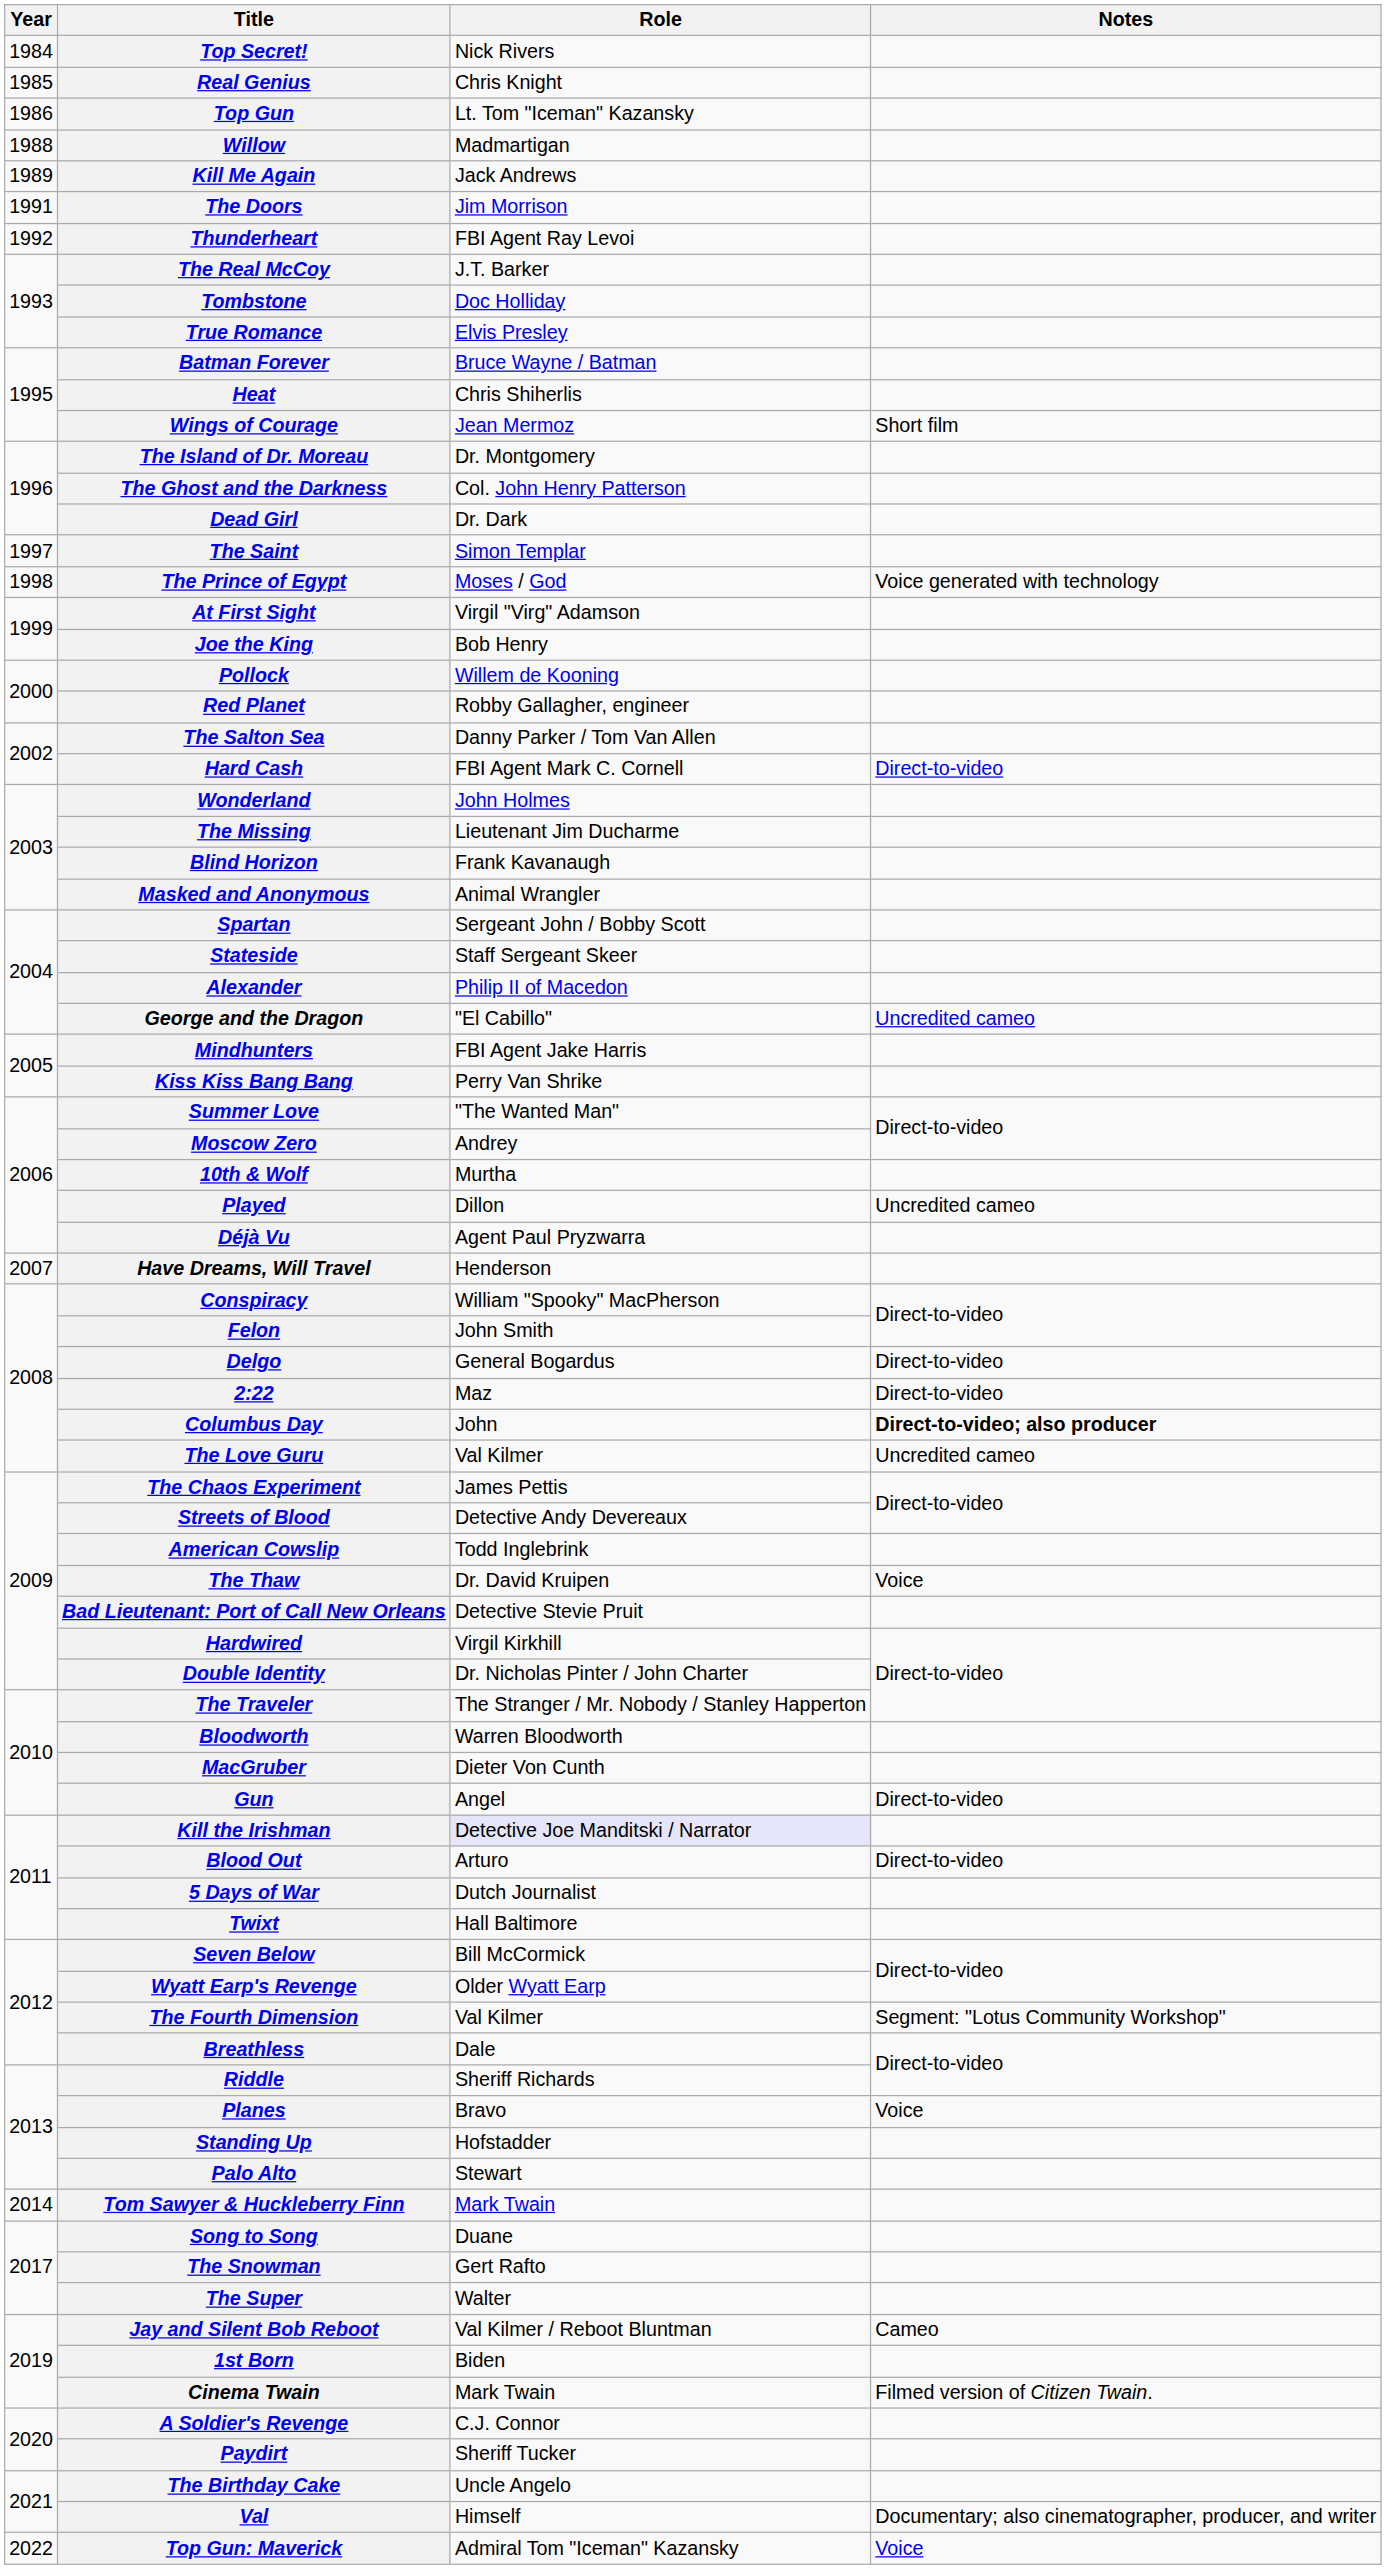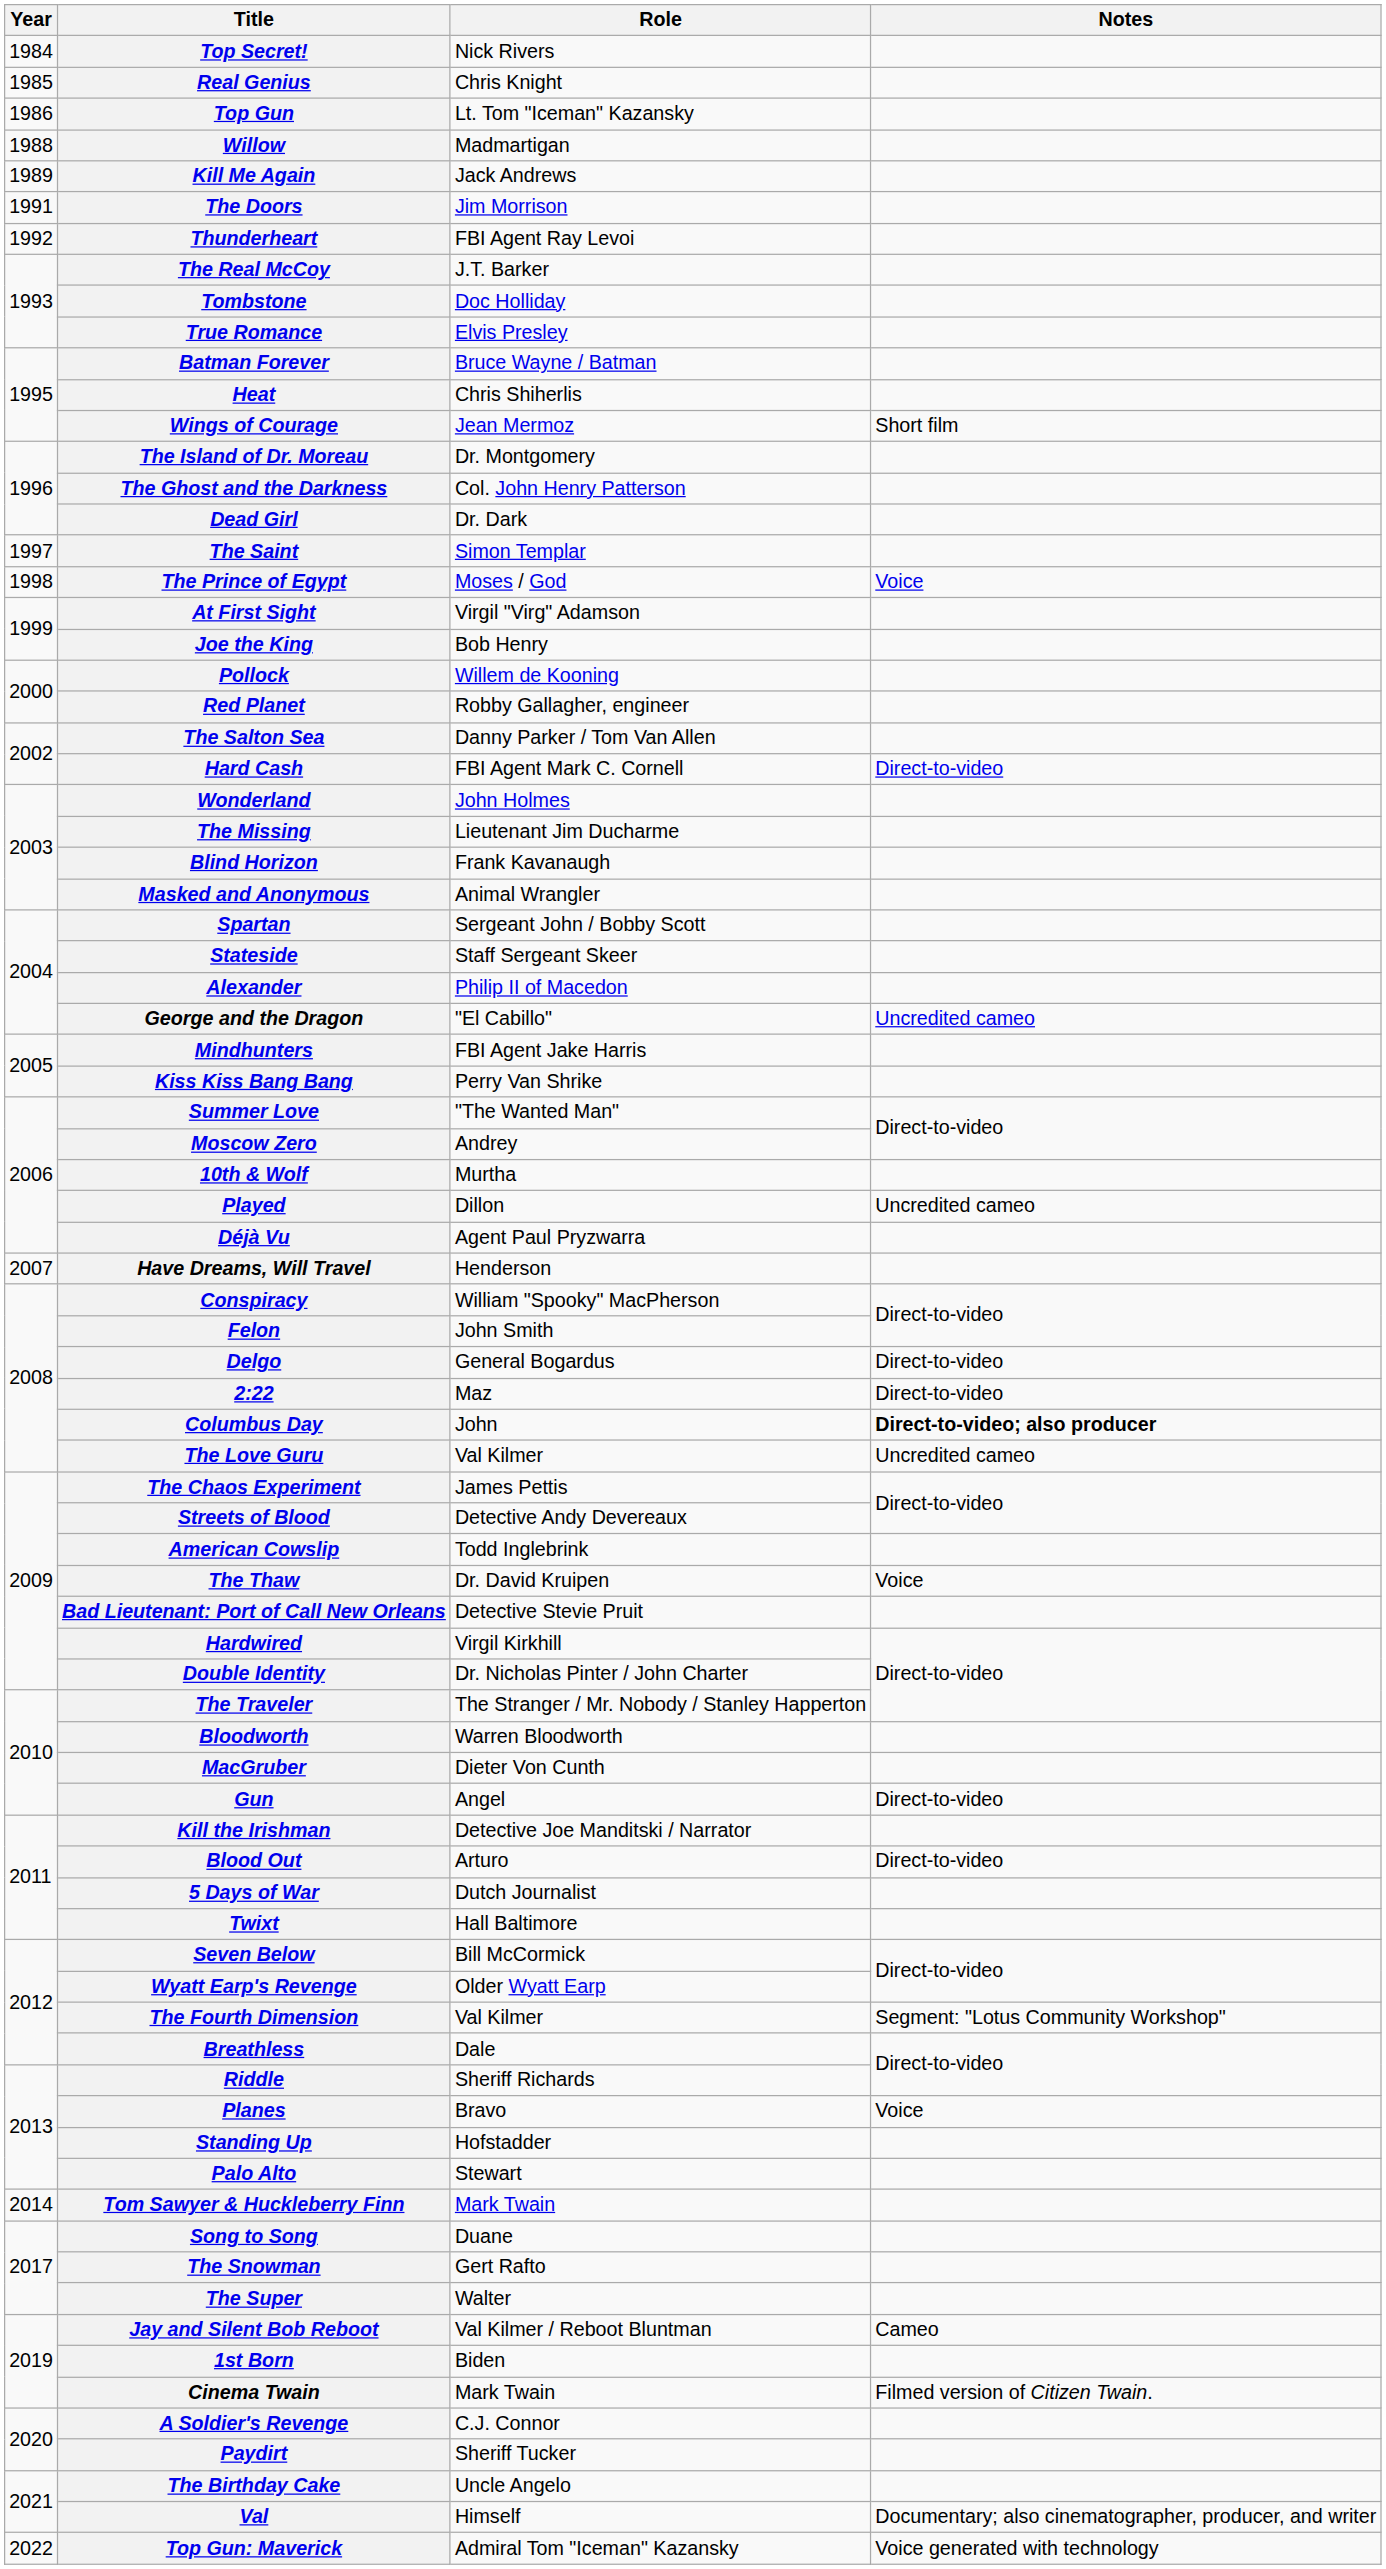(1017, 581) Voice generated with technology -> (899, 581) Voice
(603, 1830) lavender background -> (603, 1830) no background
(899, 2548) Voice -> (1017, 2548) Voice generated with technology
